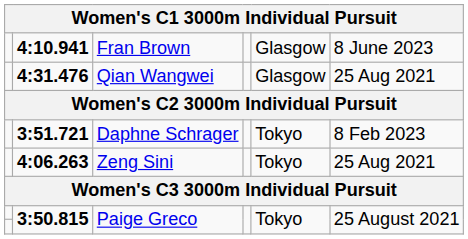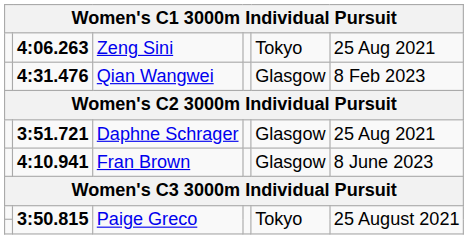rows swapped: (53, 47) <-> (53, 162)
(385, 76) 25 Aug 2021 -> (380, 76) 8 Feb 2023
(279, 133) Tokyo -> (290, 133) Glasgow
(380, 133) 8 Feb 2023 -> (385, 133) 25 Aug 2021
